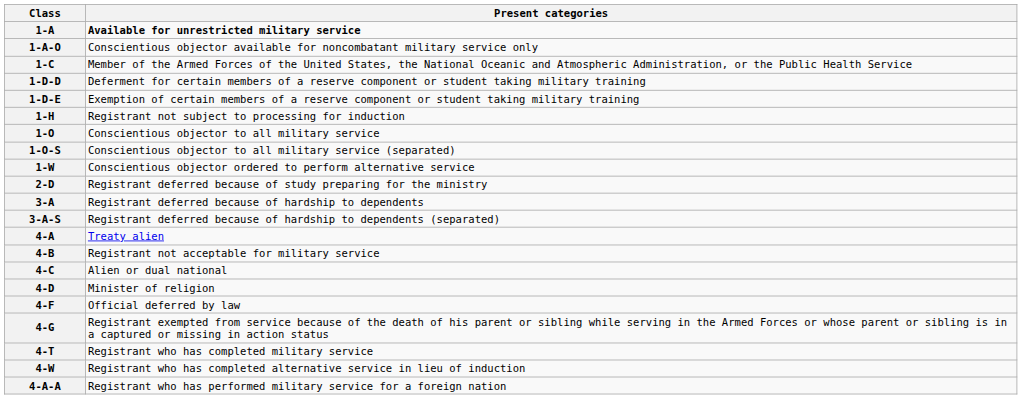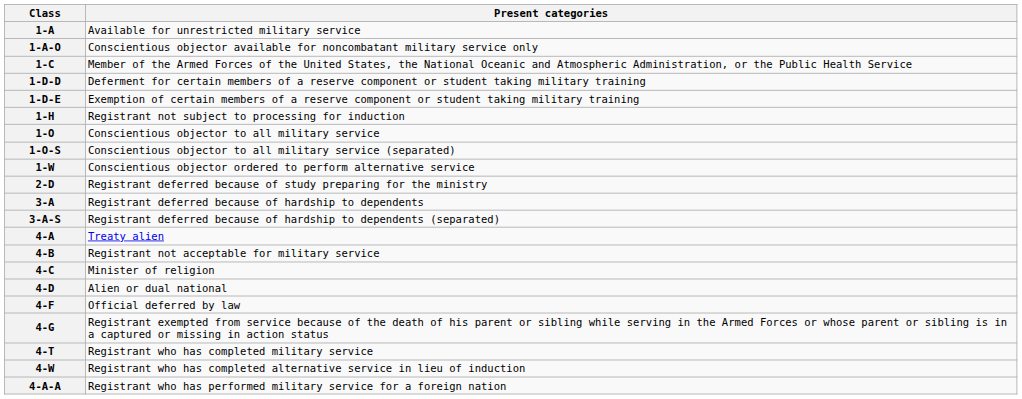(224, 30) bold -> (224, 30) normal
(158, 270) Alien or dual national -> (151, 270) Minister of religion
(151, 288) Minister of religion -> (158, 288) Alien or dual national
